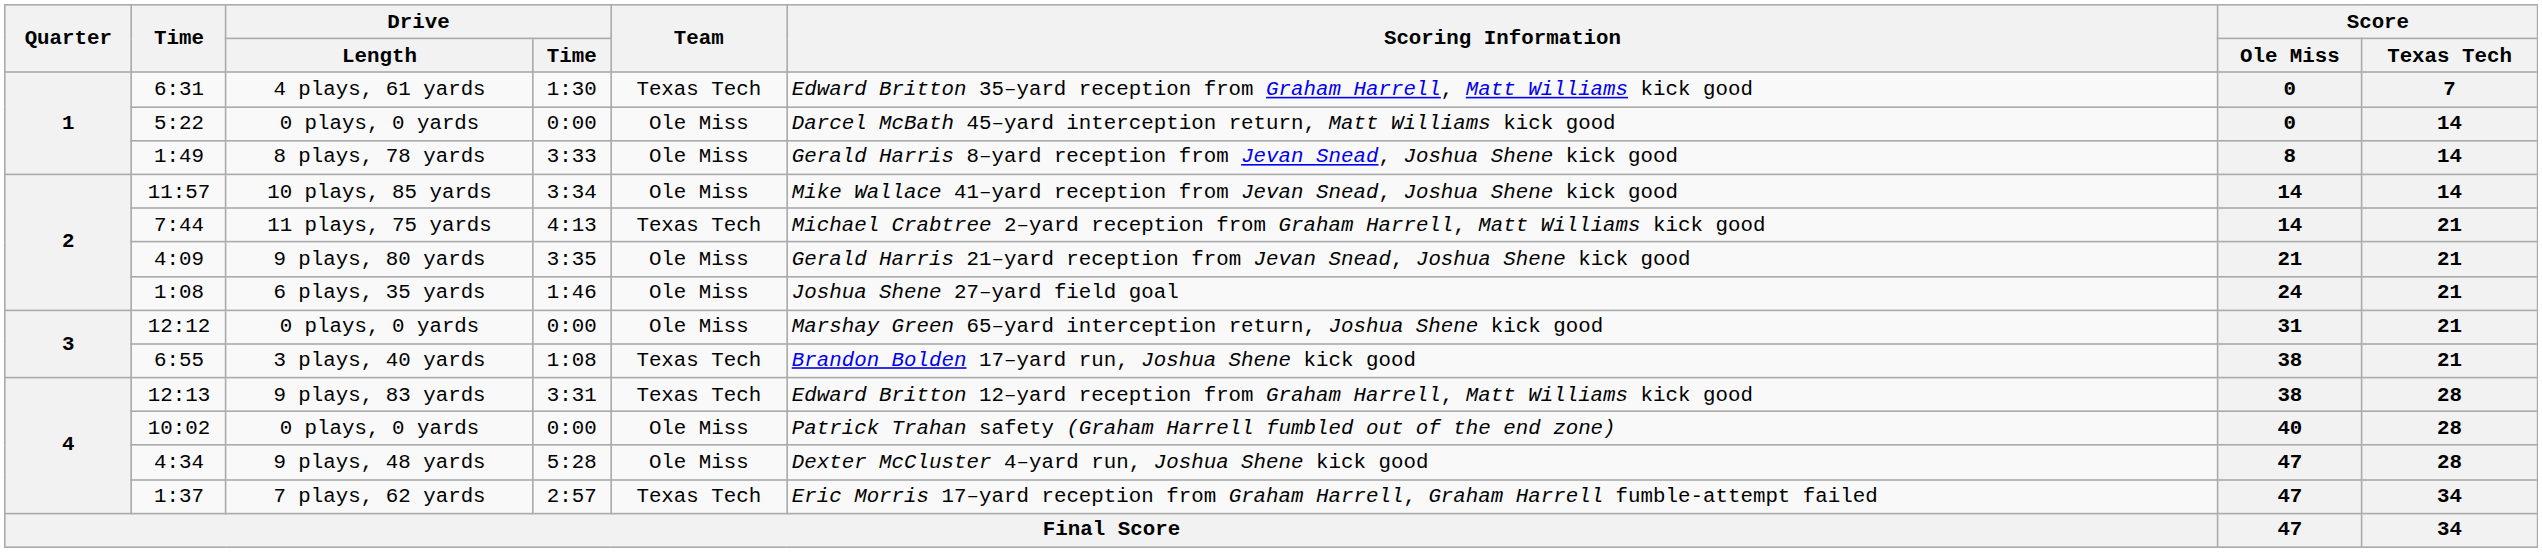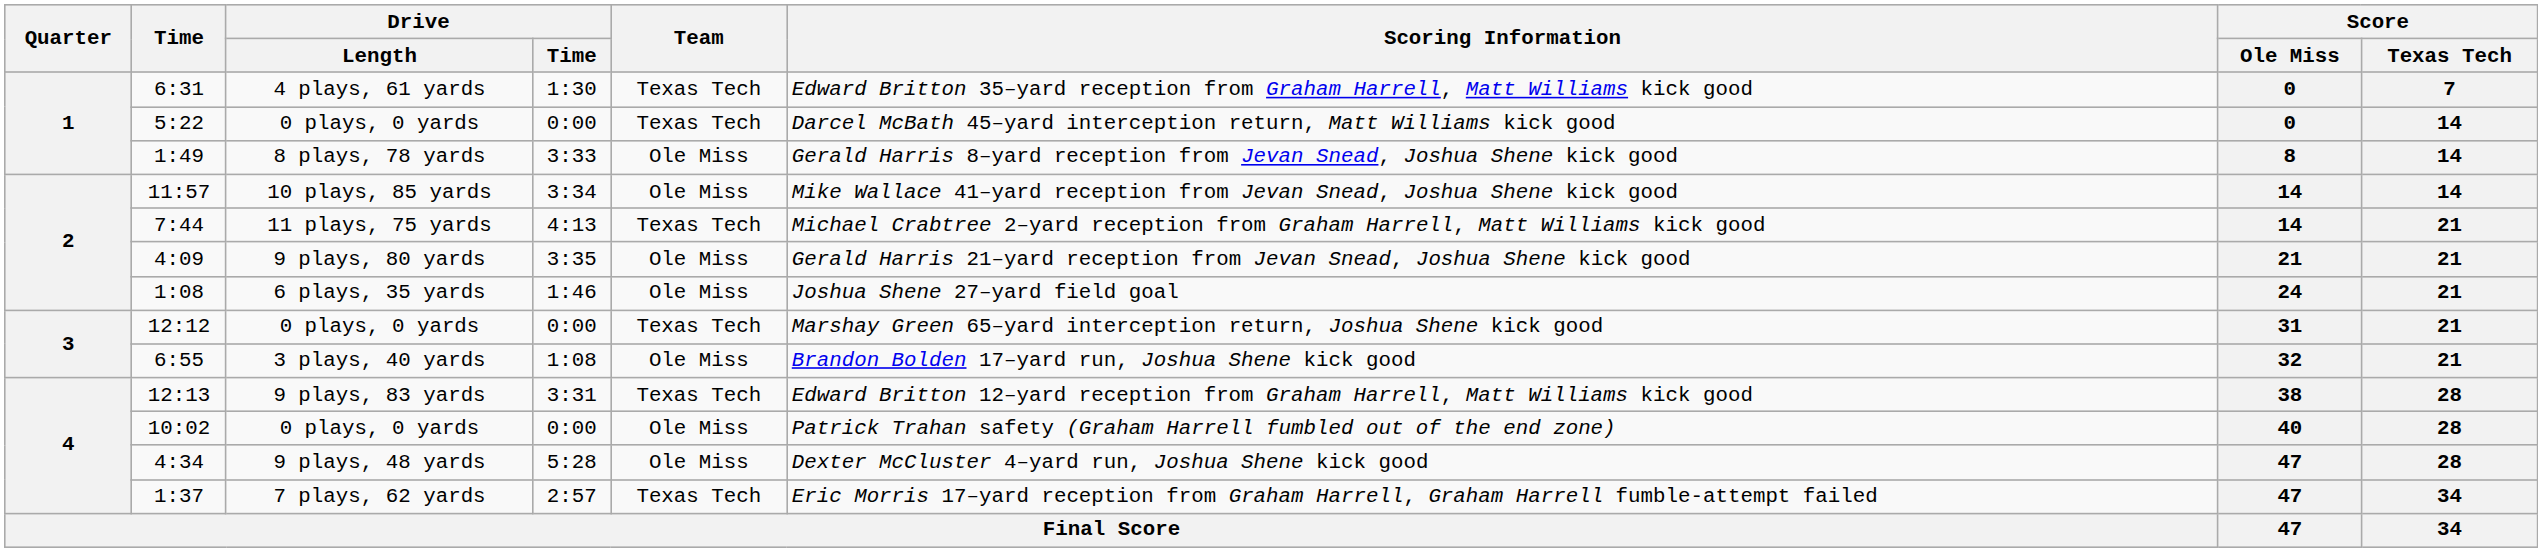(699, 123) Ole Miss -> (699, 123) Texas Tech
(699, 327) Ole Miss -> (699, 327) Texas Tech
(699, 361) Texas Tech -> (699, 361) Ole Miss
(2290, 361) 38 -> (2290, 361) 32
